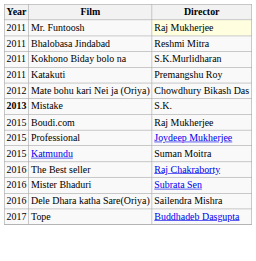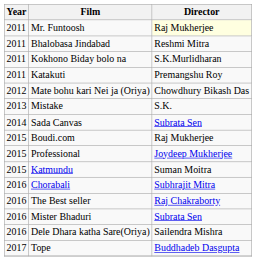(17, 106) bold -> (17, 106) normal
+ row: (56, 122)
+ row: (51, 185)
